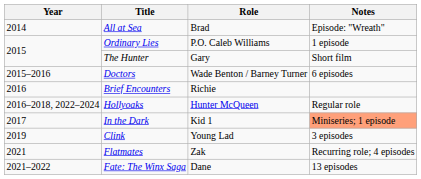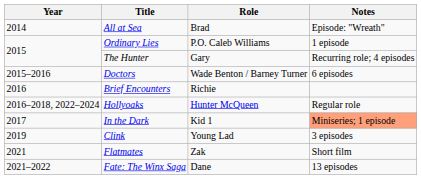(332, 58) Short film -> (363, 58) Recurring role; 4 episodes
(363, 151) Recurring role; 4 episodes -> (332, 151) Short film
